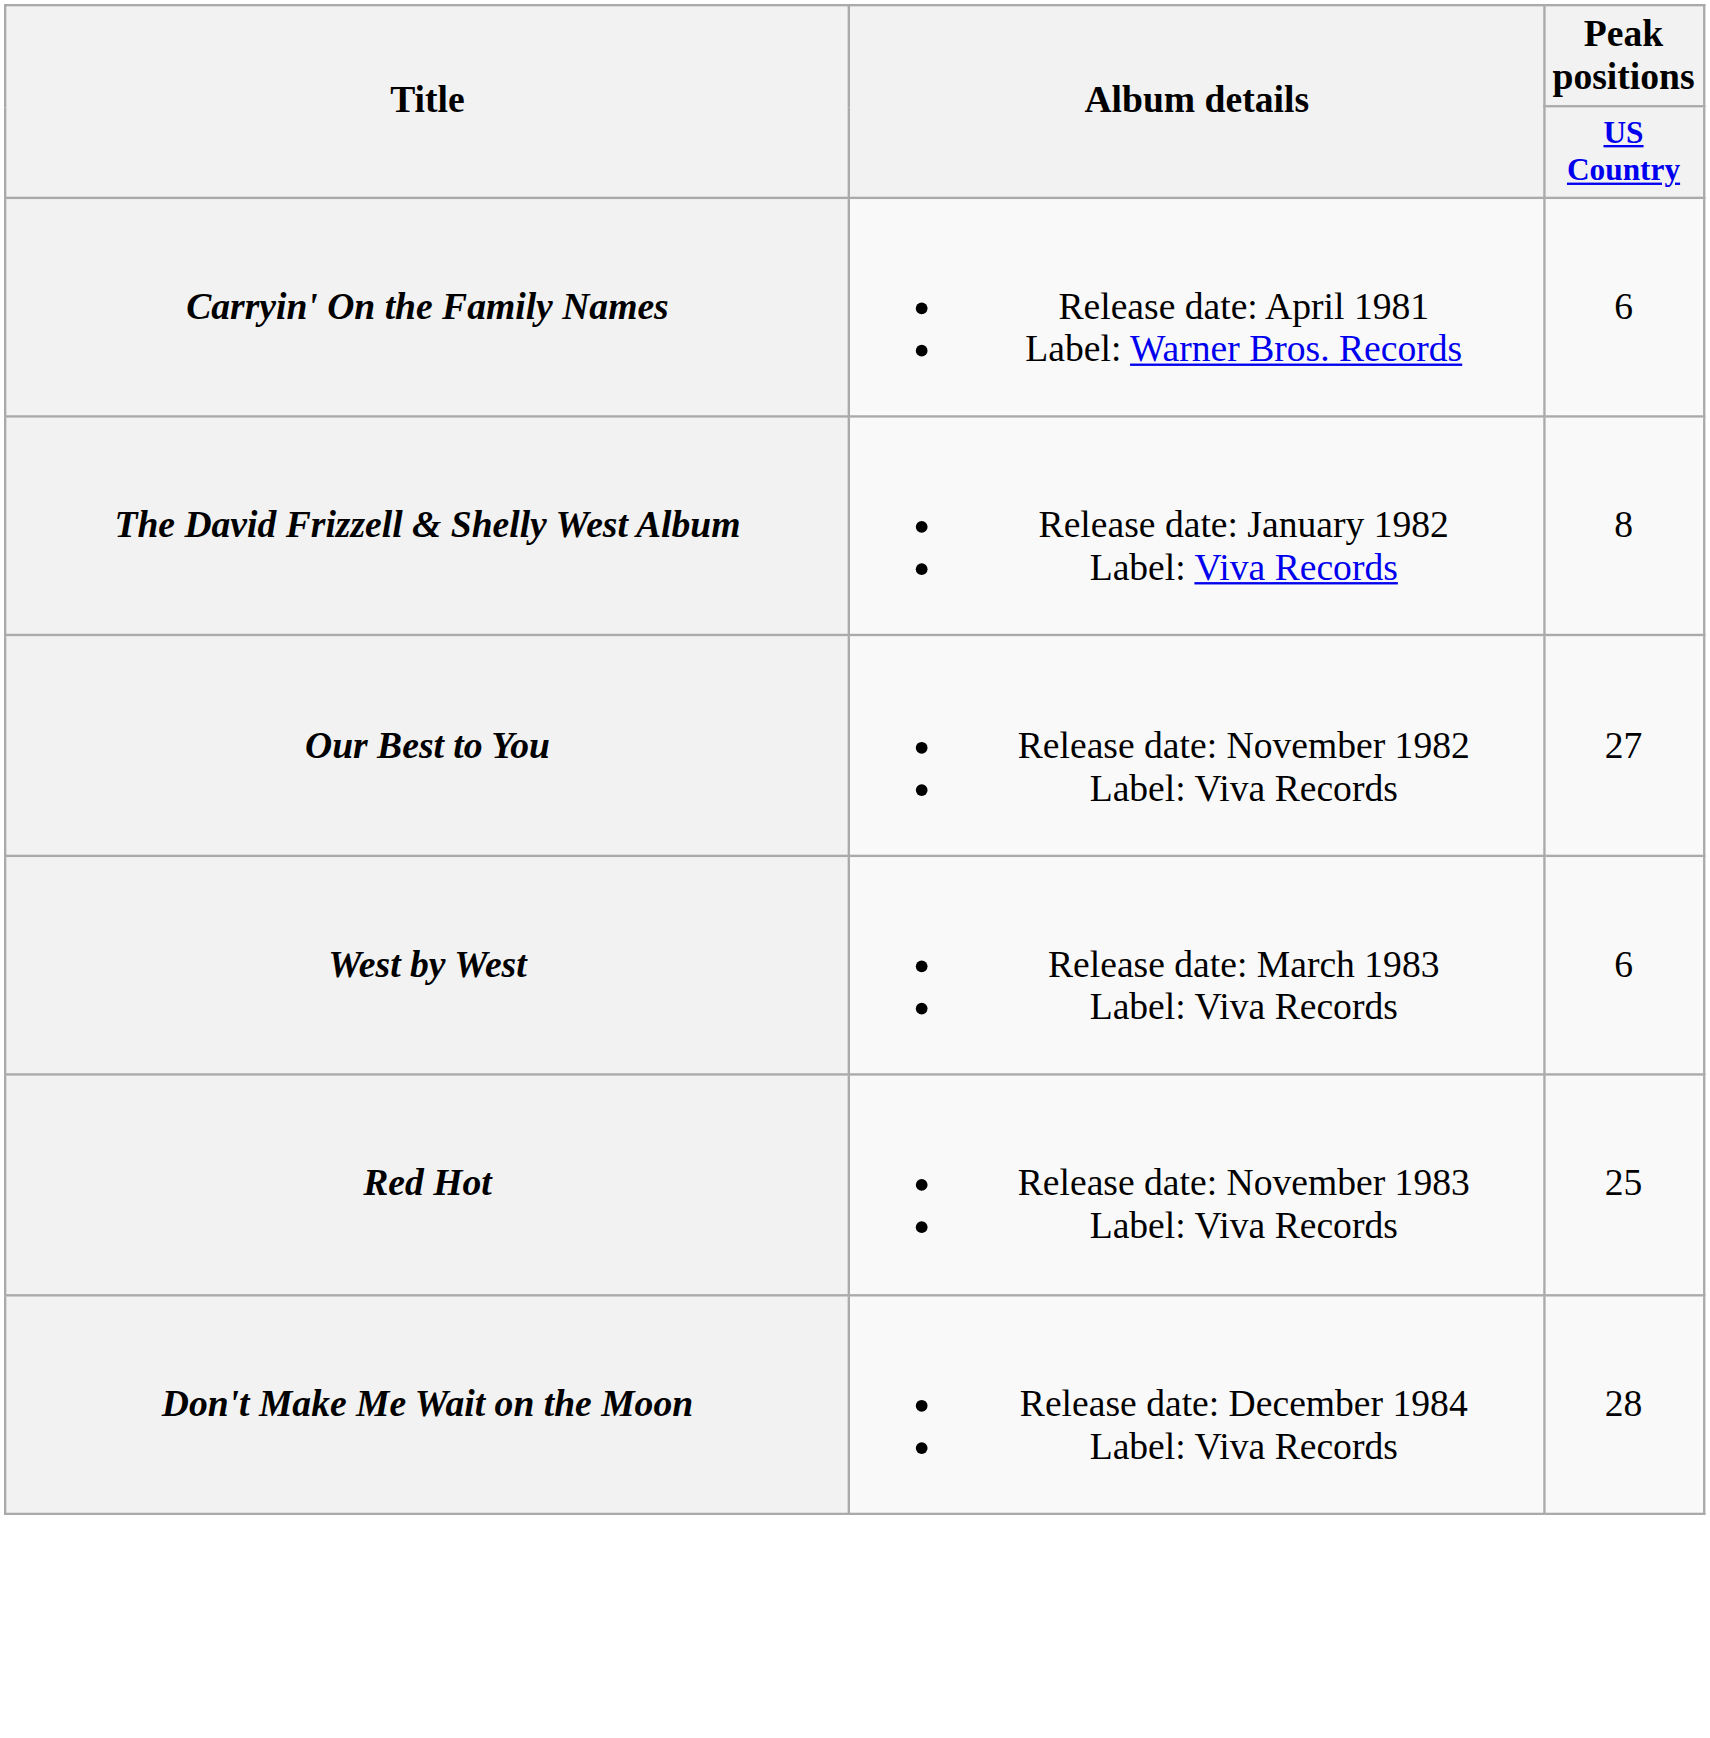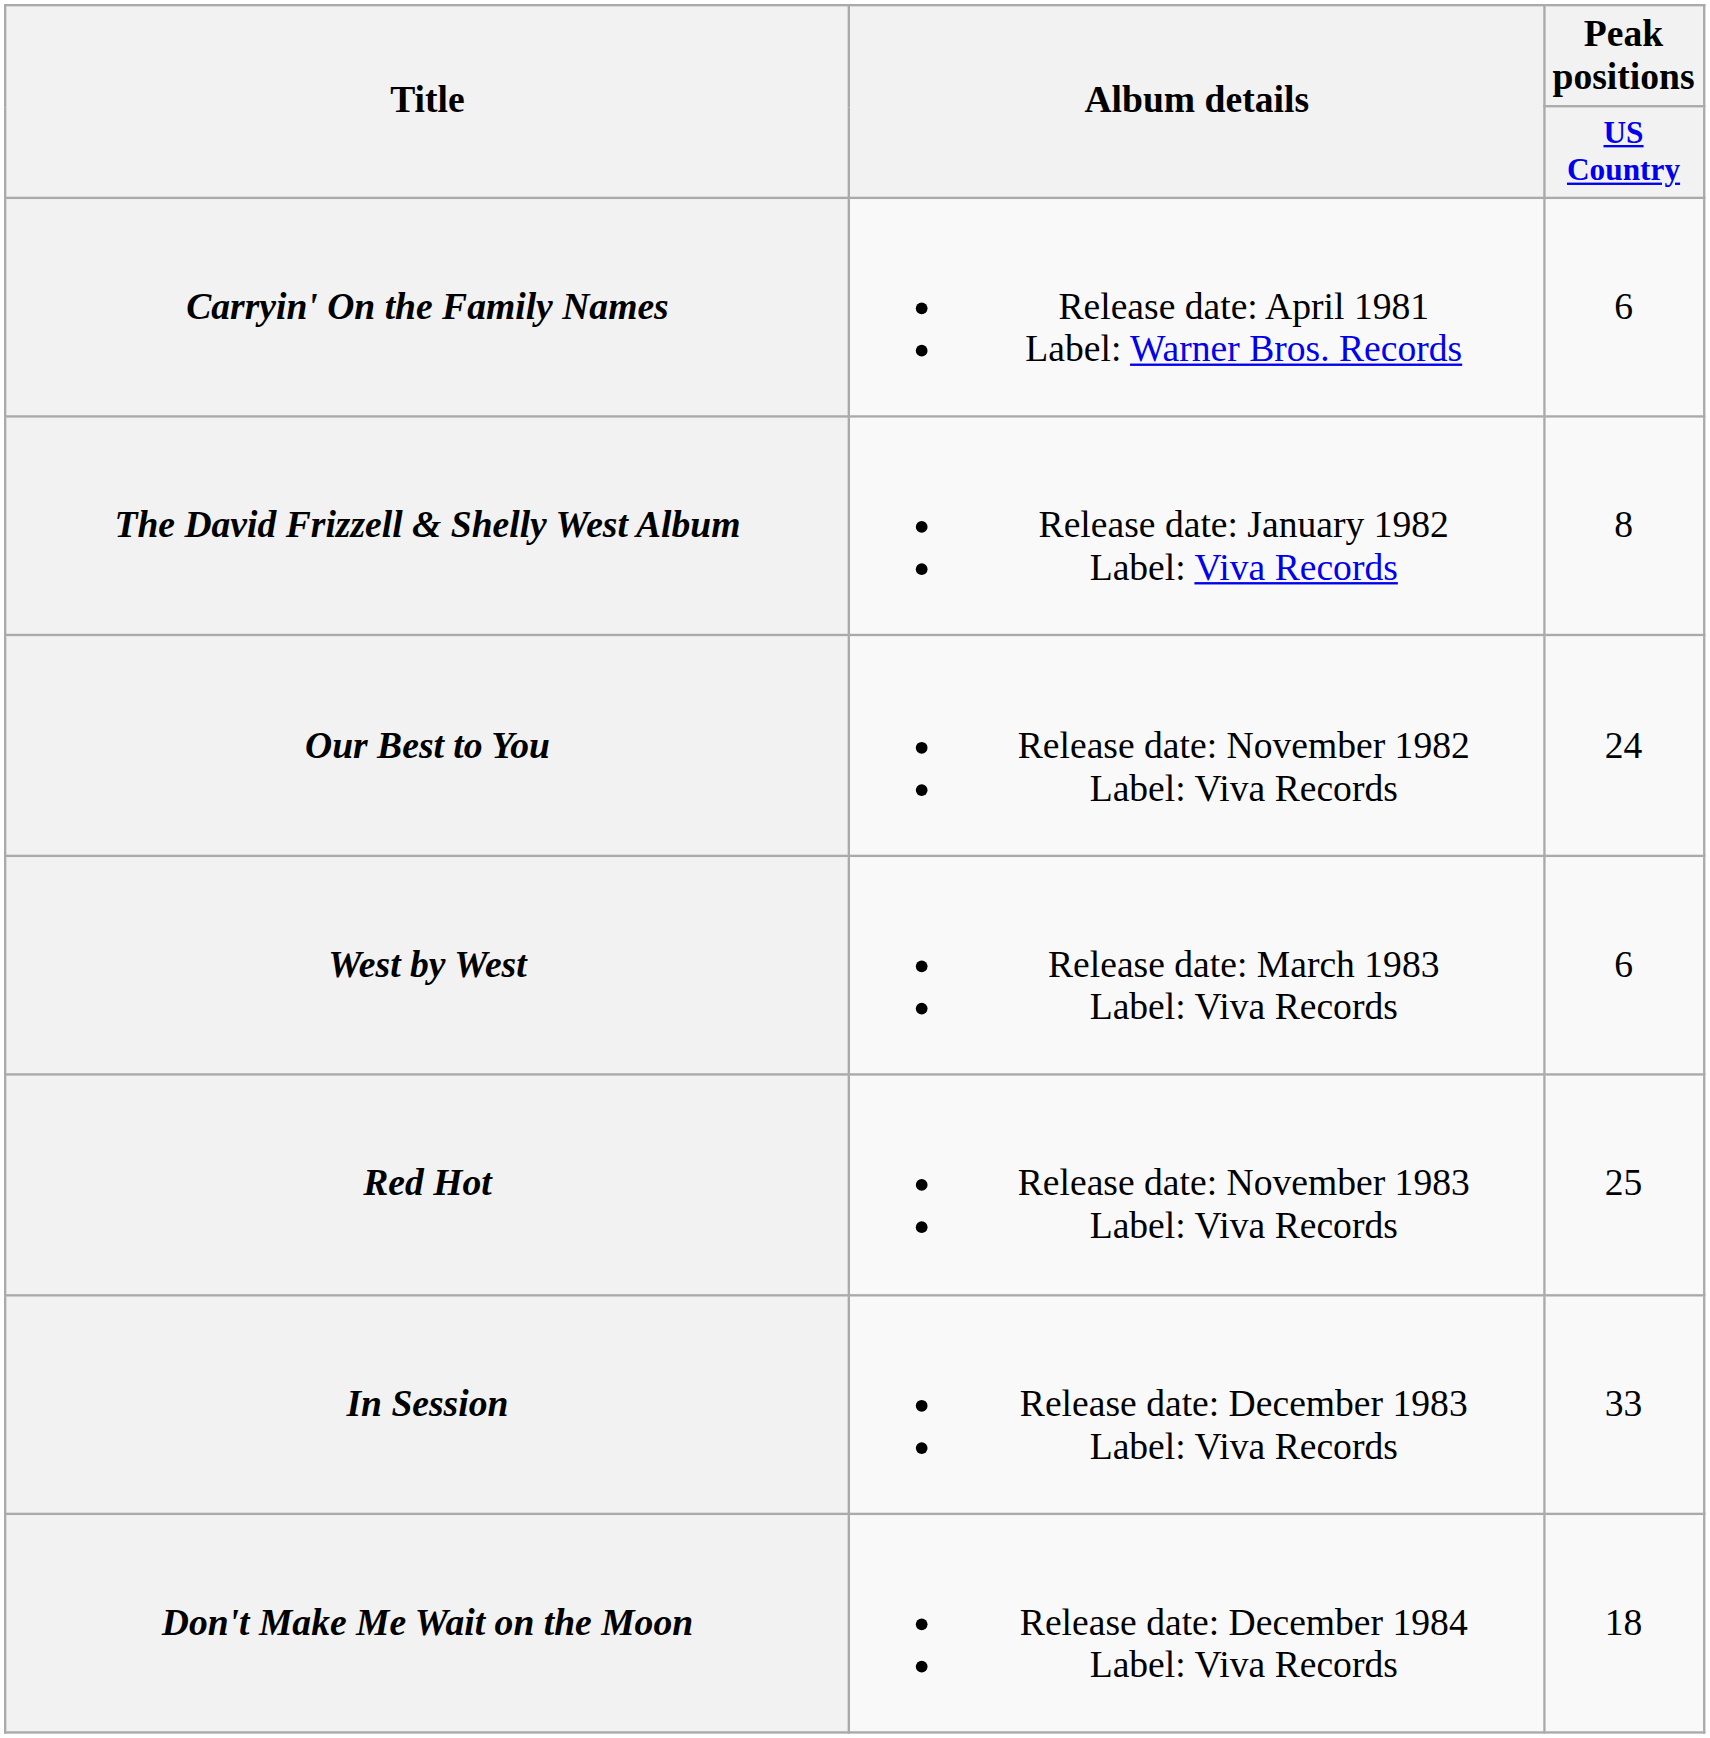(1624, 745) 27 -> (1624, 745) 24
+ row: (427, 1403)
(1624, 1403) 28 -> (1624, 1622) 18
